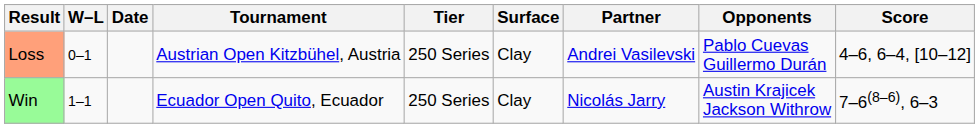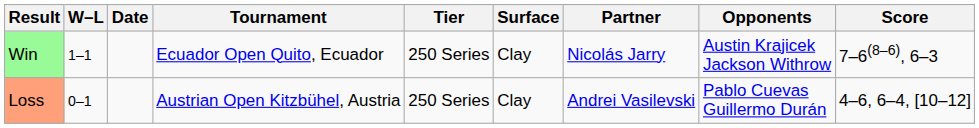rows swapped: (26, 54) <-> (23, 100)
